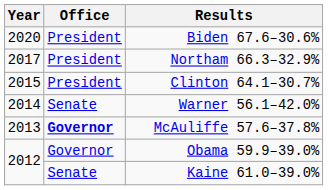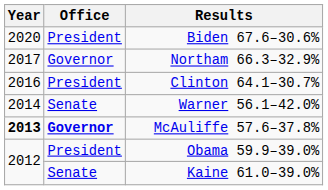(85, 61) President -> (81, 61) Governor
(24, 83) 2015 -> (24, 83) 2016
(24, 128) normal -> (24, 128) bold
(81, 151) Governor -> (85, 151) President
